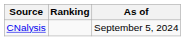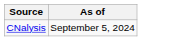- column: (70, 12)
